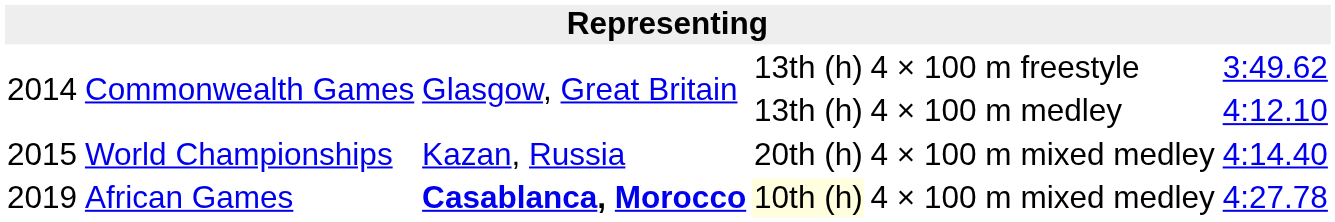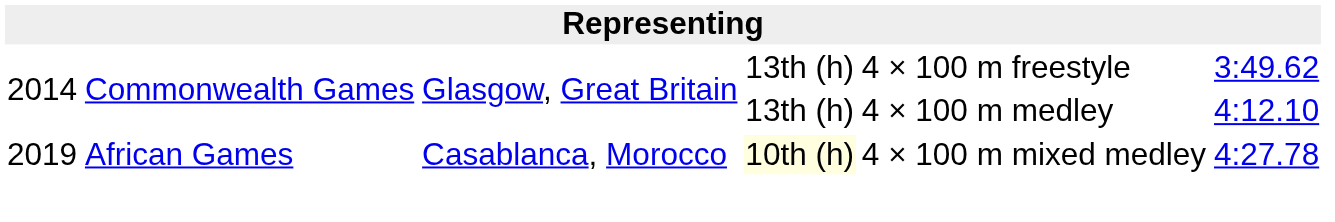- row: (42, 154)
(584, 197) bold -> (575, 154) normal
